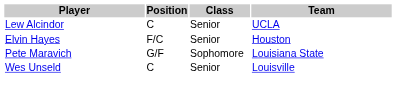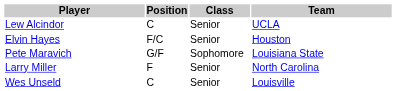+ row: (31, 68)
